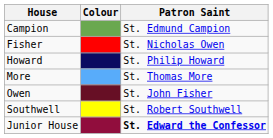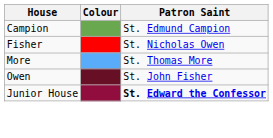- row: (25, 61)
- row: (34, 109)
